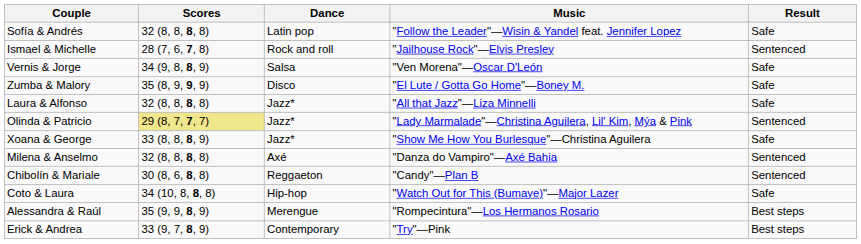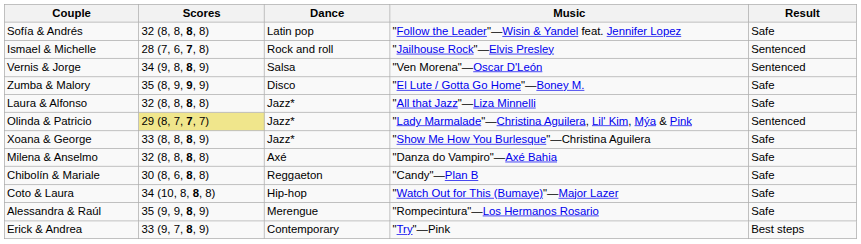(763, 67) Safe -> (778, 67) Sentenced
(778, 157) Sentenced -> (763, 157) Safe
(778, 175) Sentenced -> (763, 175) Safe
(778, 211) Best steps -> (763, 211) Safe
